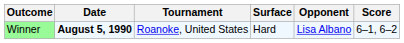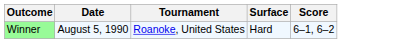- column: (324, 12)
(95, 29) bold -> (93, 29) normal
